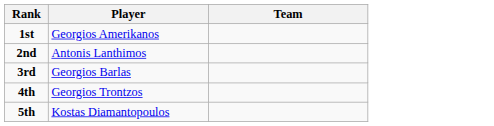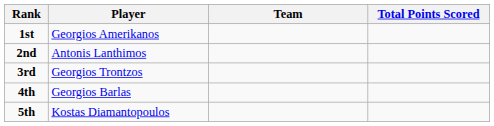+ column: (429, 14)
(91, 72) Georgios Barlas -> (97, 72) Georgios Trontzos
(97, 92) Georgios Trontzos -> (91, 92) Georgios Barlas
